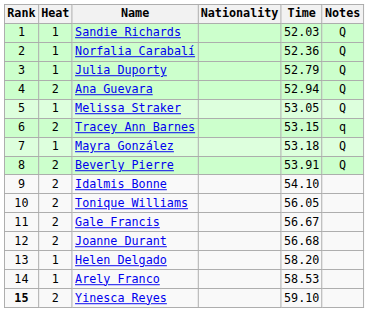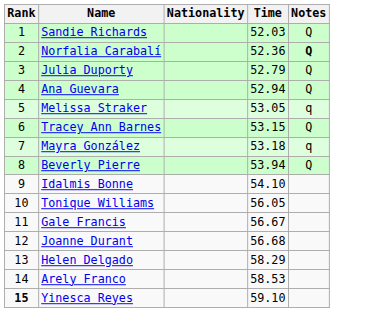- column: (55, 14)
(343, 52) normal -> (309, 52) bold
(343, 109) Q -> (309, 109) q
(343, 128) q -> (309, 128) Q
(343, 147) Q -> (309, 147) q
(302, 166) 53.91 -> (268, 166) 53.94
(302, 261) 58.20 -> (268, 261) 58.29
